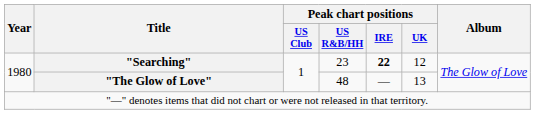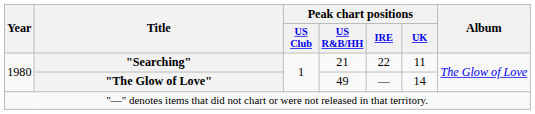(342, 62) 23 -> (342, 62) 21
(384, 62) bold -> (384, 62) normal
(420, 62) 12 -> (420, 62) 11
(342, 81) 48 -> (342, 81) 49
(420, 81) 13 -> (420, 81) 14
